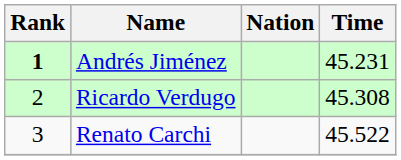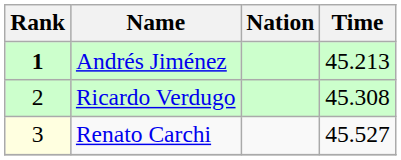(358, 60) 45.231 -> (358, 60) 45.213
(38, 135) no background -> (38, 135) lightyellow background
(358, 135) 45.522 -> (358, 135) 45.527
